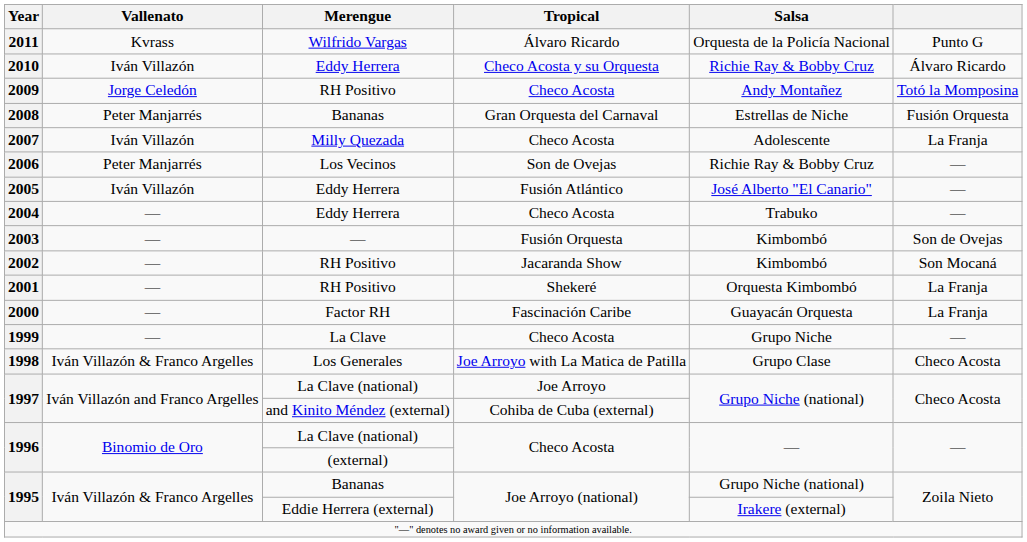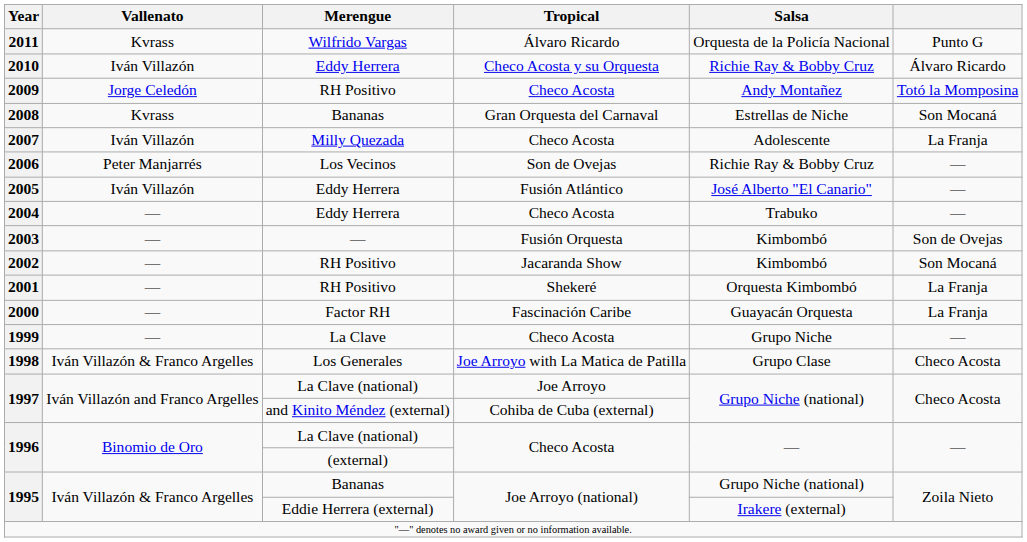(152, 115) Peter Manjarrés -> (152, 115) Kvrass
(958, 115) Fusión Orquesta -> (958, 115) Son Mocaná
